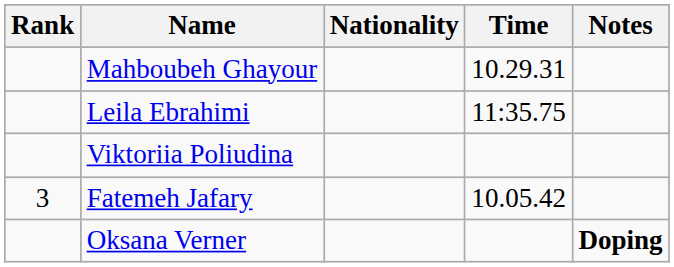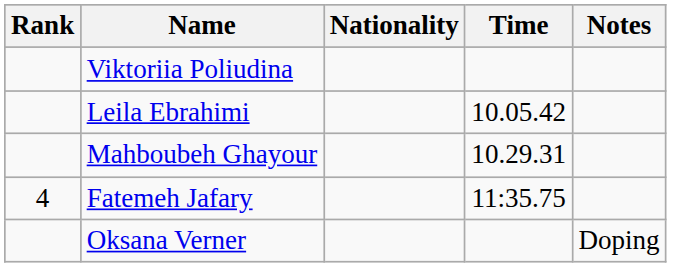rows swapped: (190, 154) <-> (202, 68)
(519, 111) 11:35.75 -> (519, 111) 10.05.42
(43, 197) 3 -> (43, 197) 4
(519, 197) 10.05.42 -> (519, 197) 11:35.75
(621, 240) bold -> (619, 240) normal
